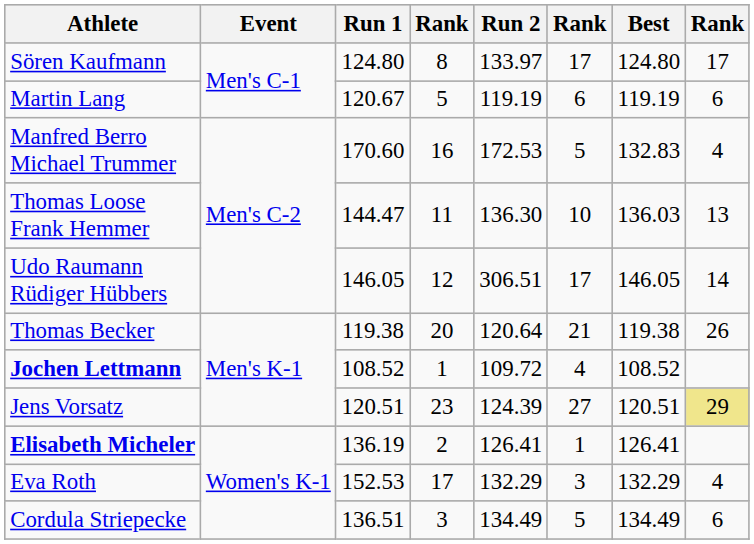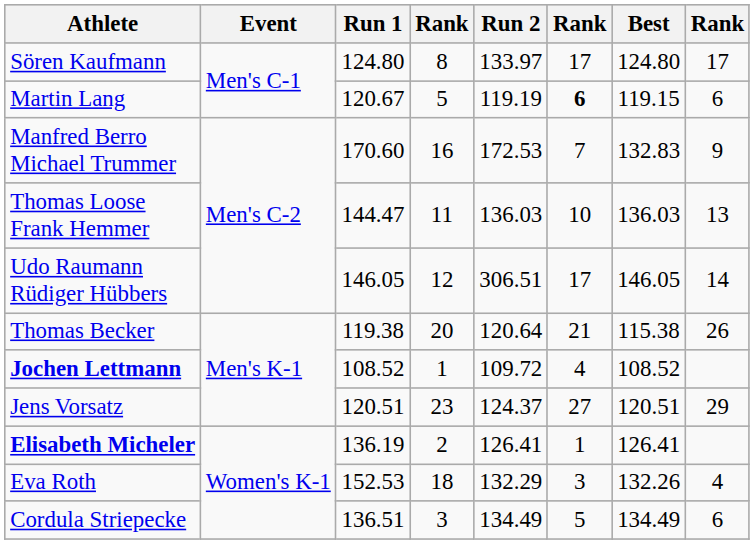(580, 99) normal -> (580, 99) bold
(649, 99) 119.19 -> (649, 99) 119.15
(580, 150) 5 -> (580, 150) 7
(718, 150) 4 -> (718, 150) 9
(511, 215) 136.30 -> (511, 215) 136.03
(649, 331) 119.38 -> (649, 331) 115.38
(511, 406) 124.39 -> (511, 406) 124.37
(718, 406) khaki background -> (718, 406) no background
(442, 482) 17 -> (442, 482) 18
(649, 482) 132.29 -> (649, 482) 132.26
